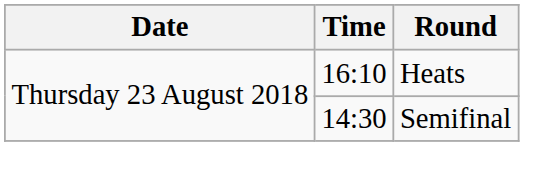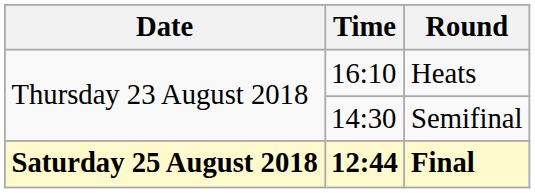+ row: (443, 163)
